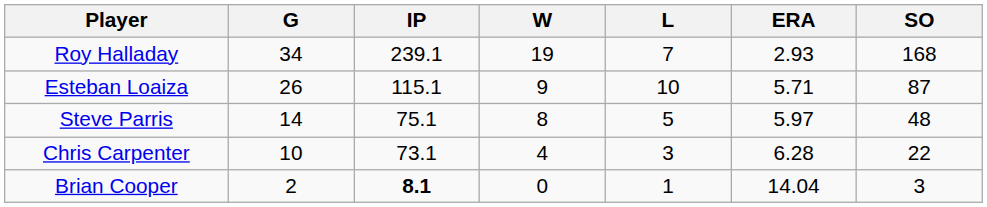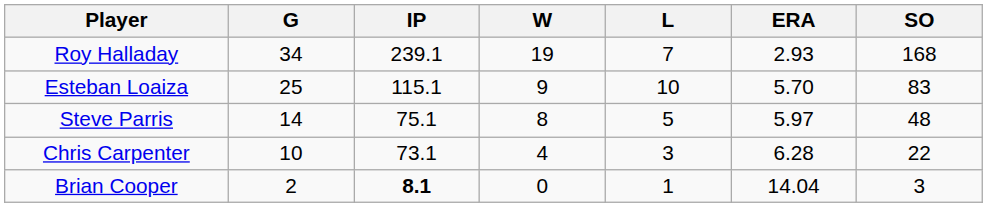(291, 86) 26 -> (291, 86) 25
(794, 86) 5.71 -> (794, 86) 5.70
(919, 86) 87 -> (919, 86) 83
